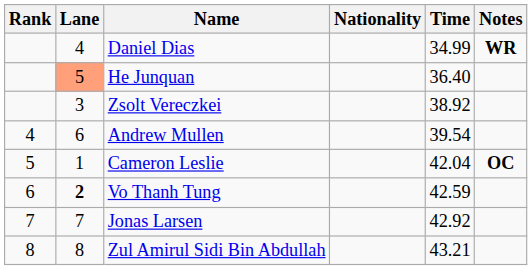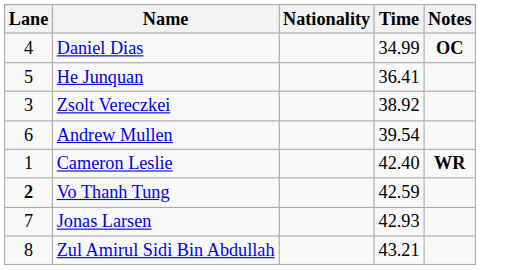- column: (30, 18)
(501, 47) WR -> (450, 47) OC
(80, 76) lightsalmon background -> (29, 76) no background
(450, 76) 36.40 -> (399, 76) 36.41
(450, 163) 42.04 -> (399, 163) 42.40
(501, 163) OC -> (450, 163) WR
(450, 221) 42.92 -> (399, 221) 42.93
